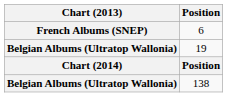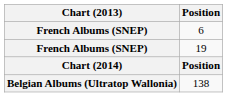(92, 48) Belgian Albums (Ultratop Wallonia) -> (92, 48) French Albums (SNEP)
